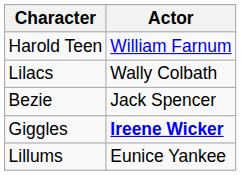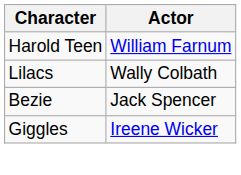(167, 128) bold -> (164, 128) normal
- row: (36, 156)
